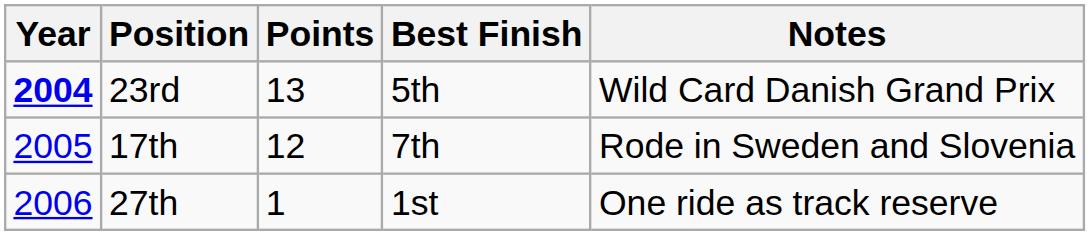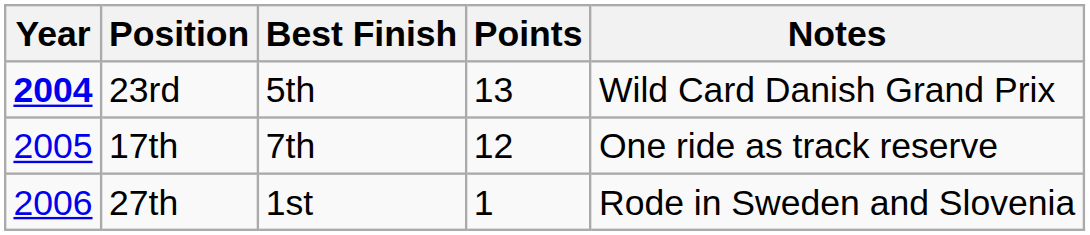columns swapped: (320, 34) <-> (487, 34)
(837, 146) Rode in Sweden and Slovenia -> (798, 146) One ride as track reserve
(798, 202) One ride as track reserve -> (837, 202) Rode in Sweden and Slovenia
